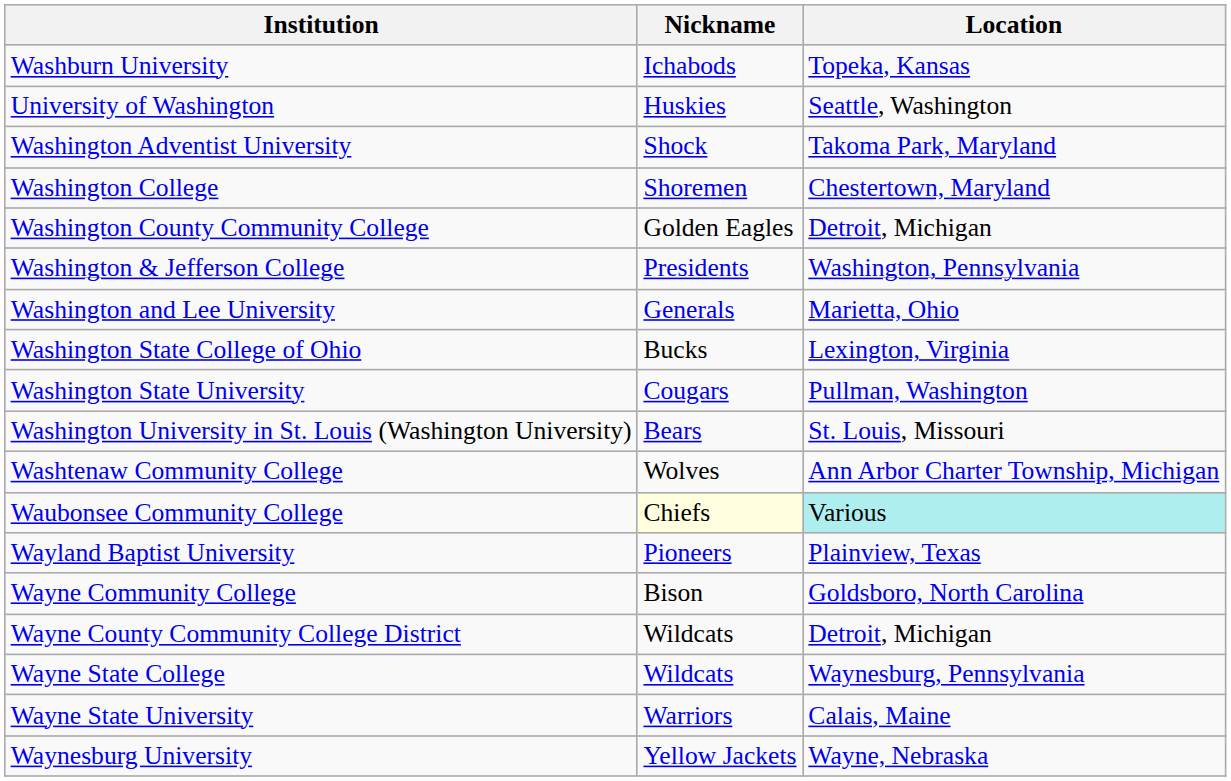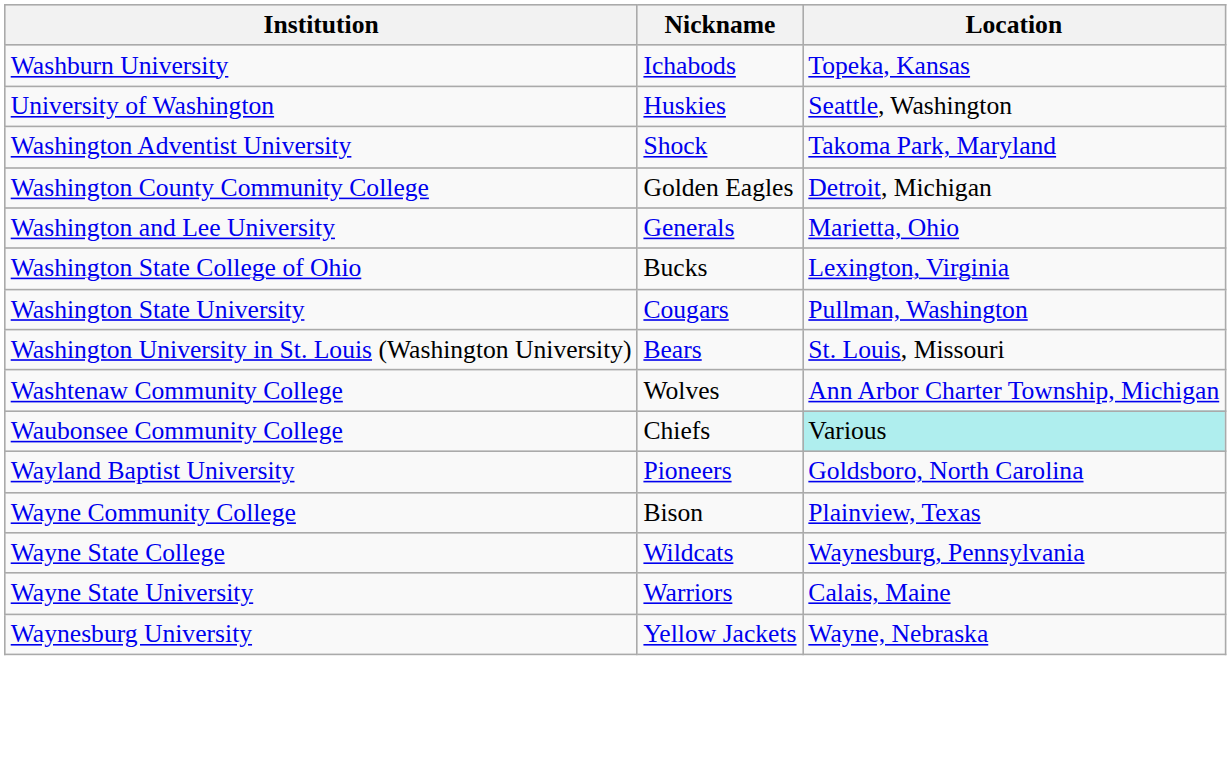- row: (115, 187)
- row: (178, 268)
(677, 512) lightyellow background -> (677, 430) no background
(895, 552) Plainview, Texas -> (946, 471) Goldsboro, North Carolina
(946, 593) Goldsboro, North Carolina -> (895, 512) Plainview, Texas
- row: (236, 633)
